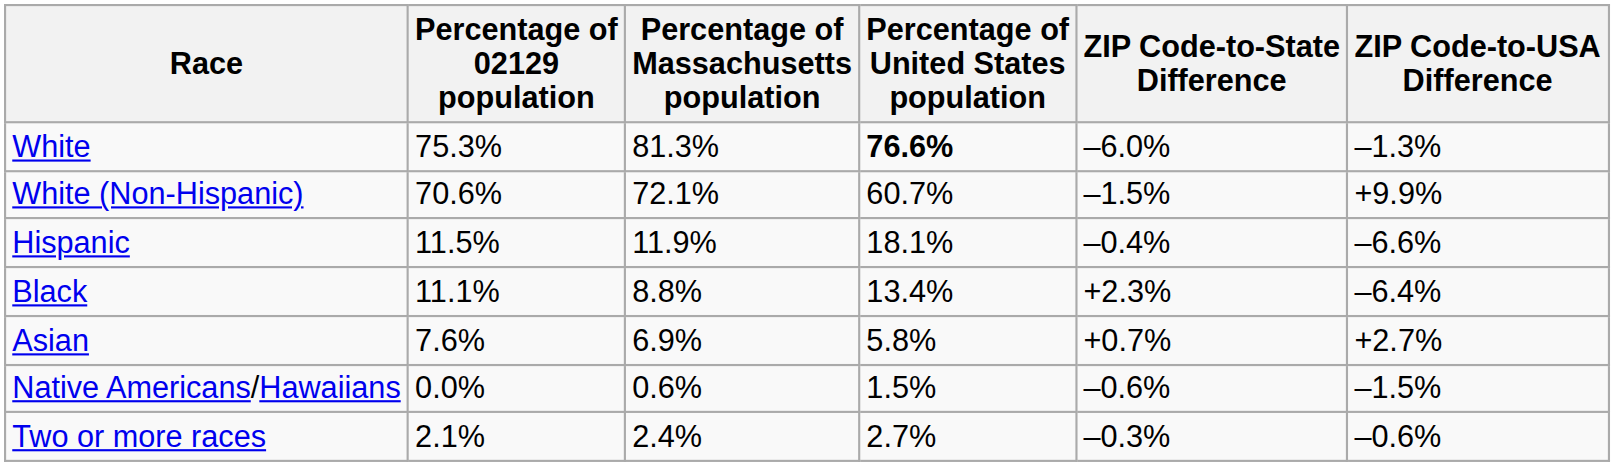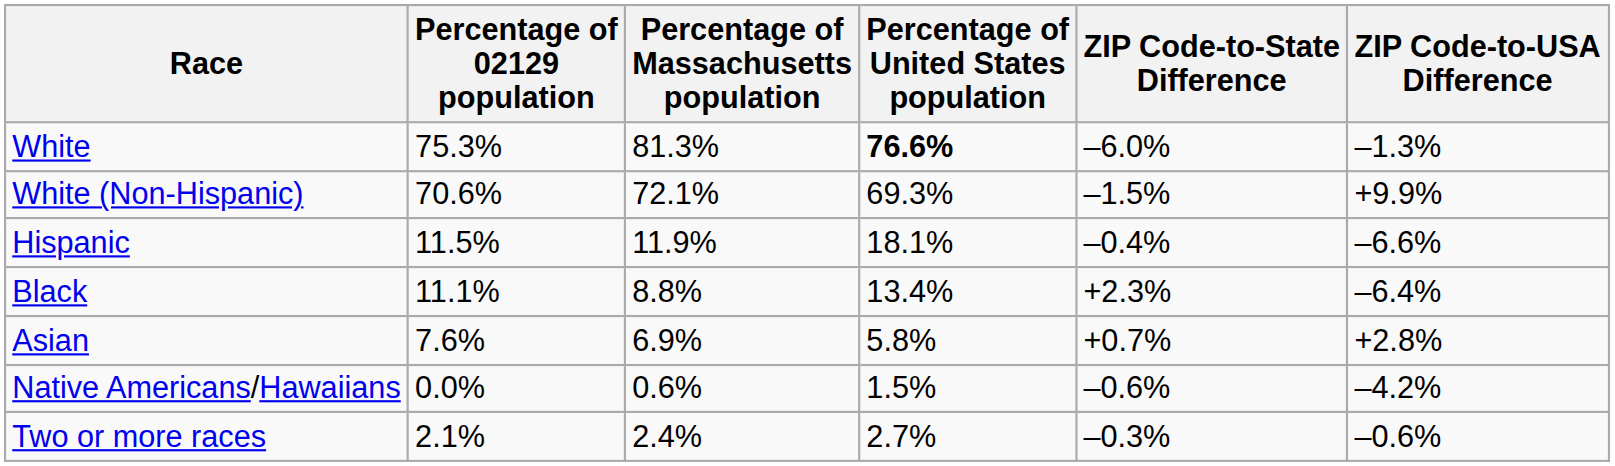(910, 195) 60.7% -> (910, 195) 69.3%
(1398, 340) +2.7% -> (1398, 340) +2.8%
(1398, 389) –1.5% -> (1398, 389) –4.2%
